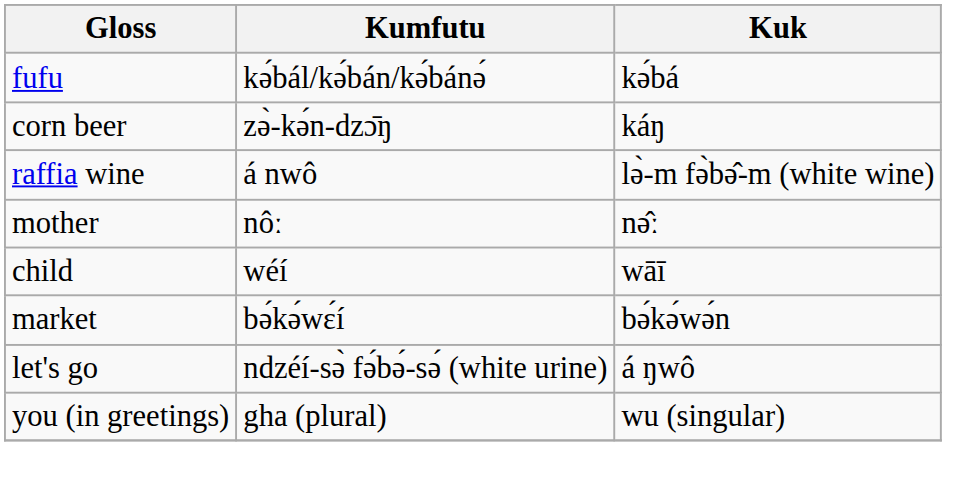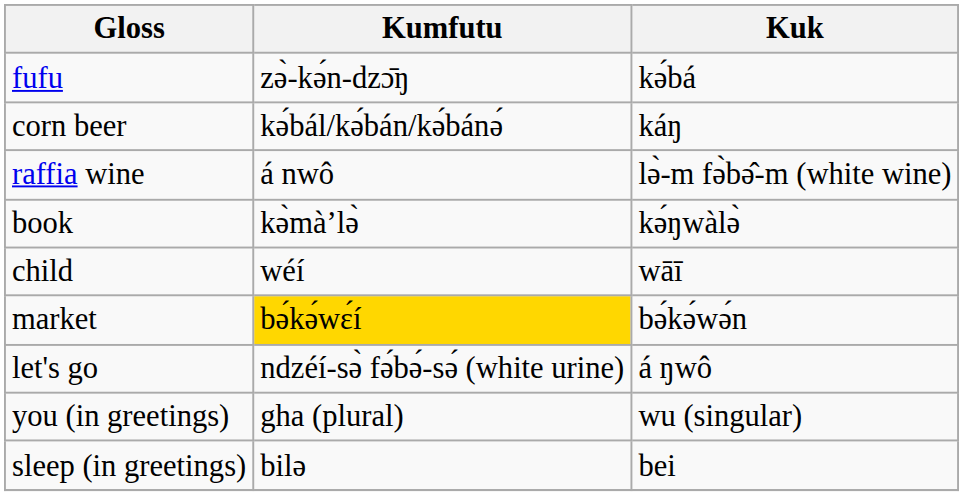(365, 77) kə́bál/kə́bán/kə́bánə́ -> (335, 77) zə̀-kə́n-dzɔ̄ŋ
(318, 125) zə̀-kə́n-dzɔ̄ŋ -> (382, 125) kə́bál/kə́bán/kə́bánə́
+ row: (43, 222)
- row: (55, 222)
(294, 319) no background -> (311, 319) gold background
+ row: (129, 464)
